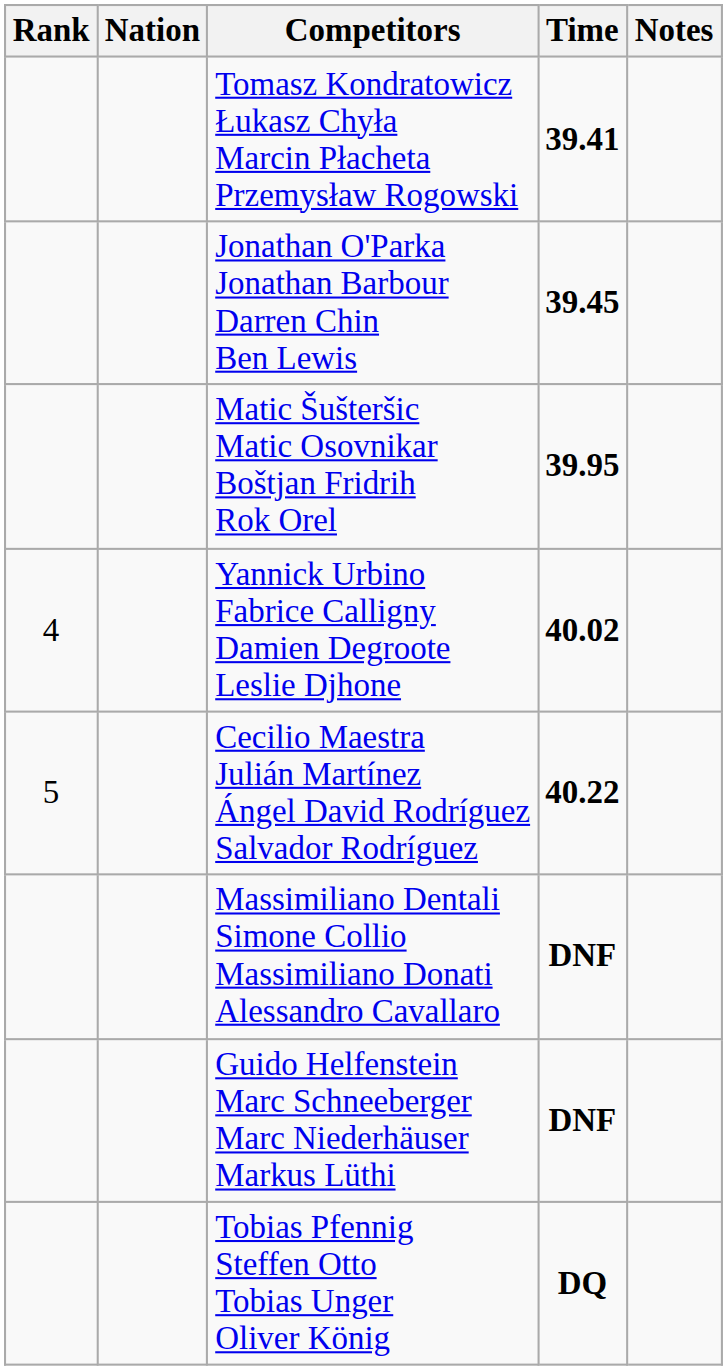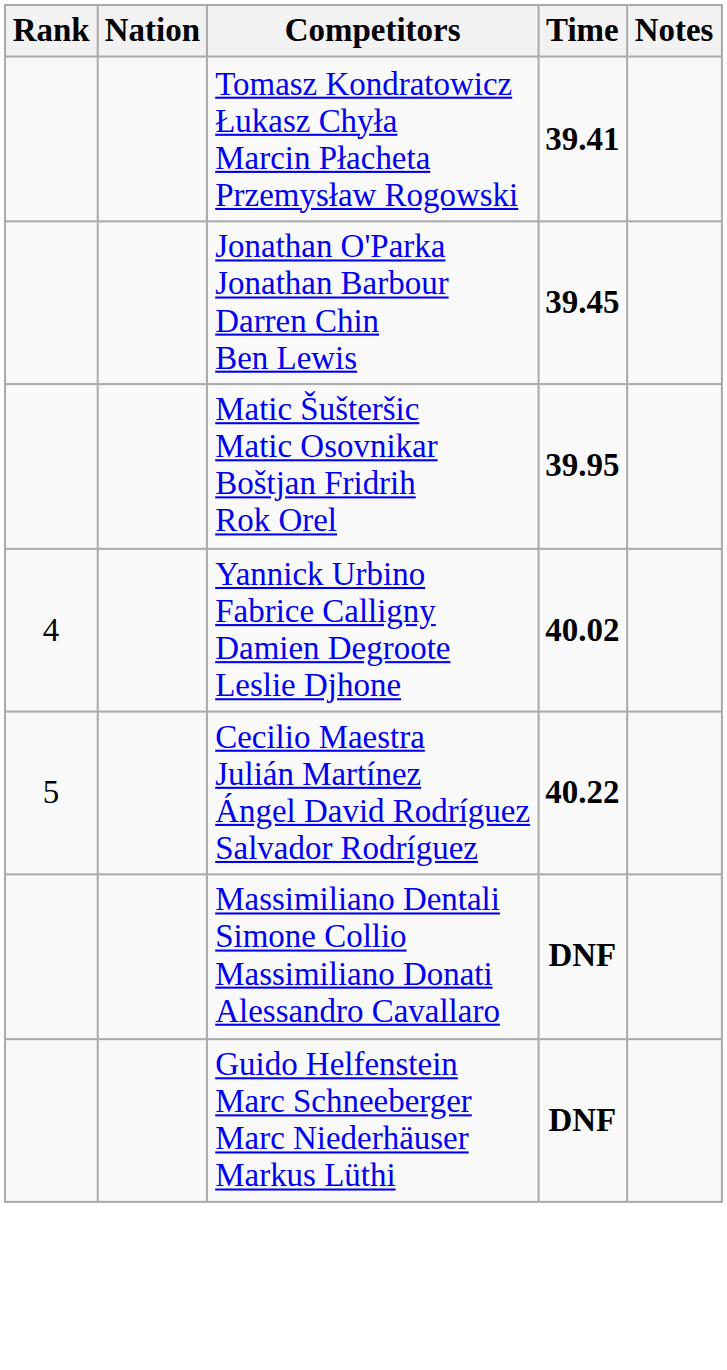- row: (314, 1283)
